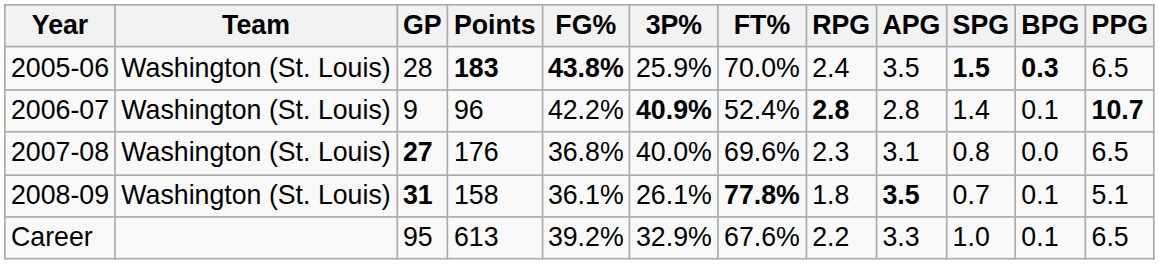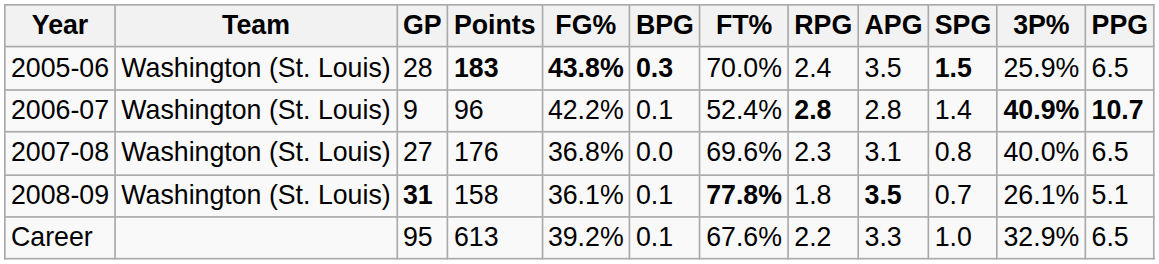columns swapped: (674, 25) <-> (1050, 25)
(418, 152) bold -> (418, 152) normal
